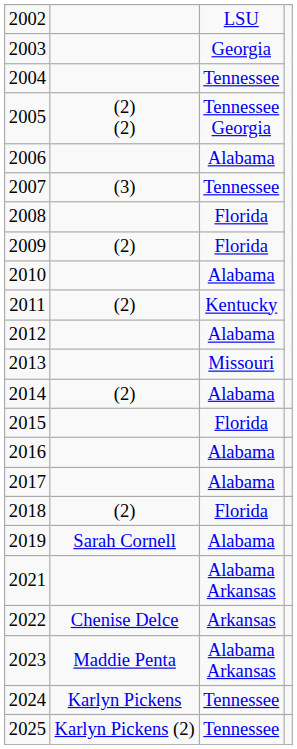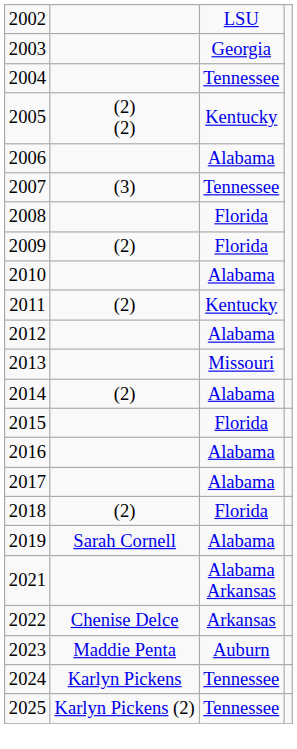(241, 117) Tennessee Georgia -> (241, 117) Kentucky
(241, 660) Alabama Arkansas -> (241, 649) Auburn
